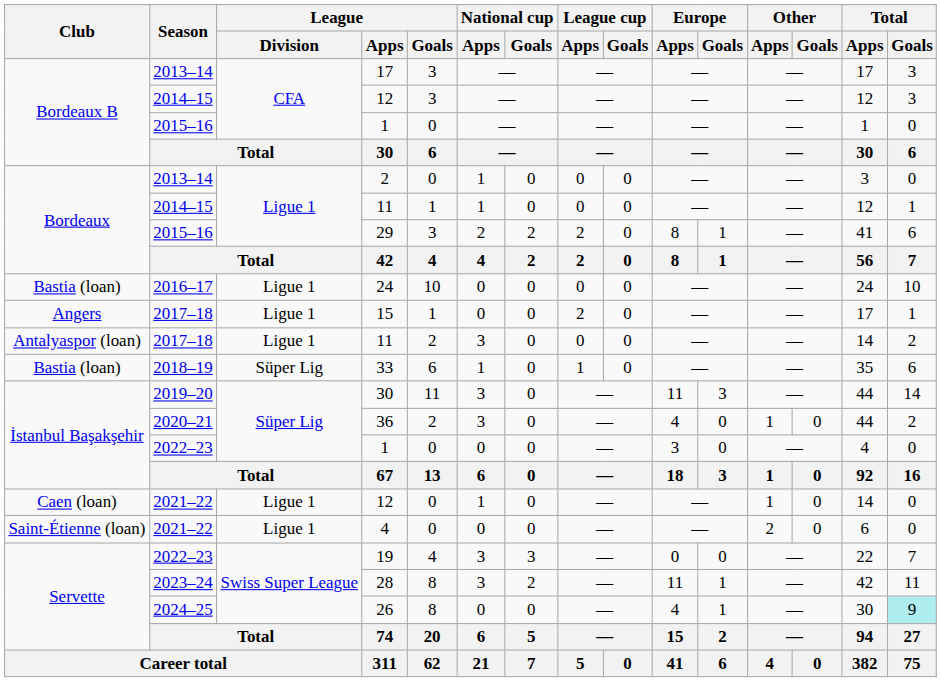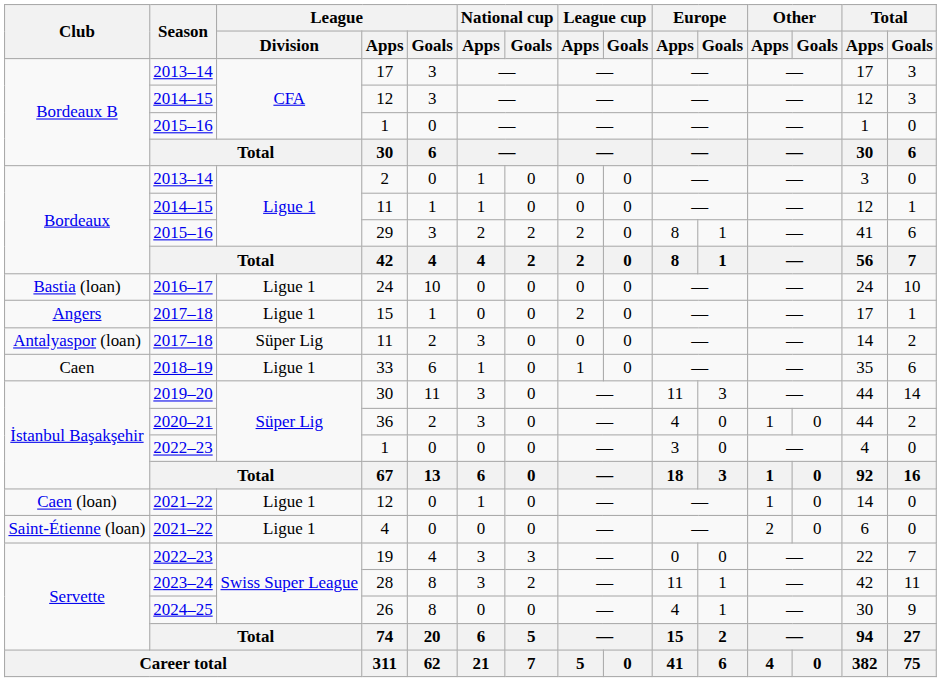(289, 340) Ligue 1 -> (289, 340) Süper Lig
(77, 367) Bastia (loan) -> (77, 367) Caen
(289, 367) Süper Lig -> (289, 367) Ligue 1
(912, 609) paleturquoise background -> (912, 609) no background
